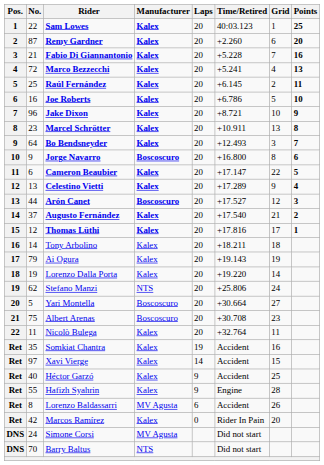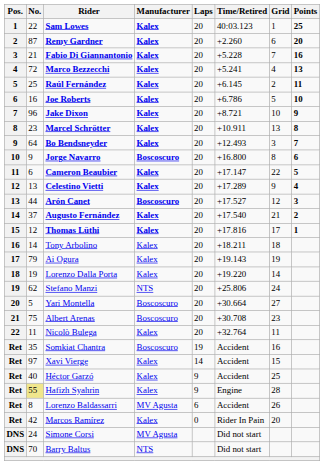(147, 346) Kalex -> (157, 346) Boscoscuro
(33, 390) no background -> (33, 390) khaki background
